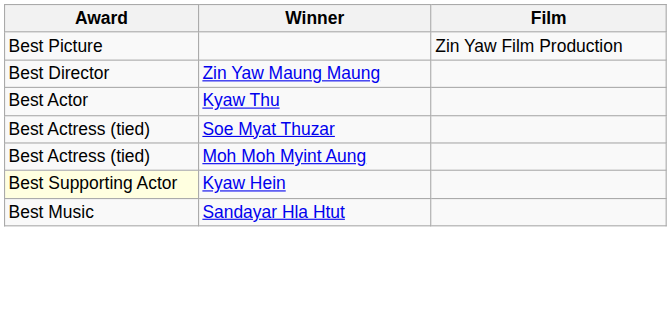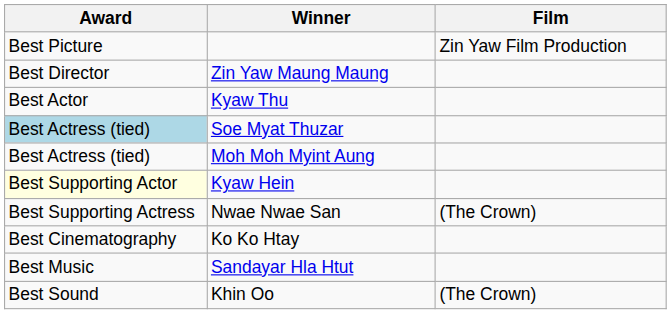(79, 128) no background -> (79, 128) lightblue background
+ row: (276, 211)
+ row: (255, 239)
+ row: (242, 294)
